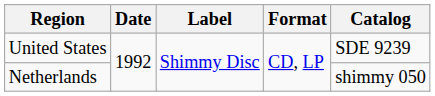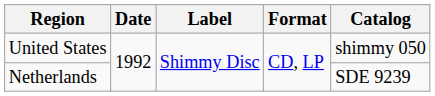(373, 47) SDE 9239 -> (381, 47) shimmy 050
(381, 76) shimmy 050 -> (373, 76) SDE 9239
